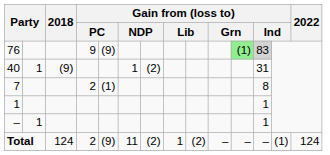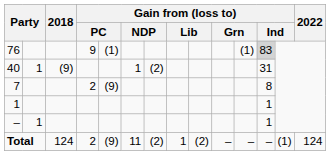(108, 50) (9) -> (111, 50) (1)
(244, 50) lightgreen background -> (247, 50) no background
(108, 86) (1) -> (111, 86) (9)
